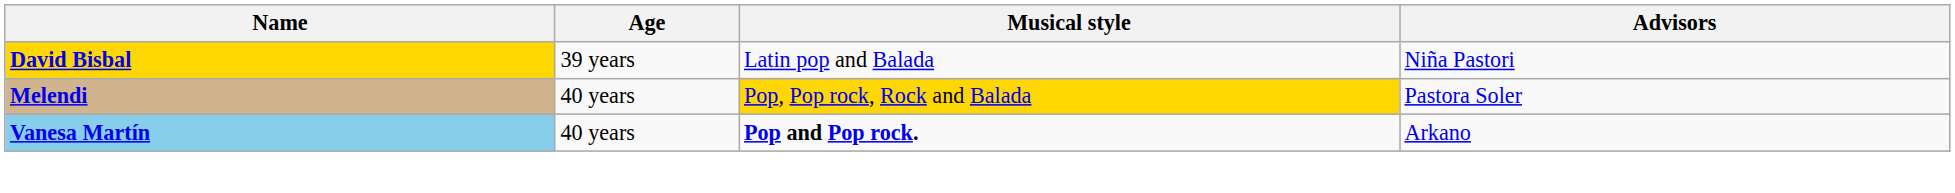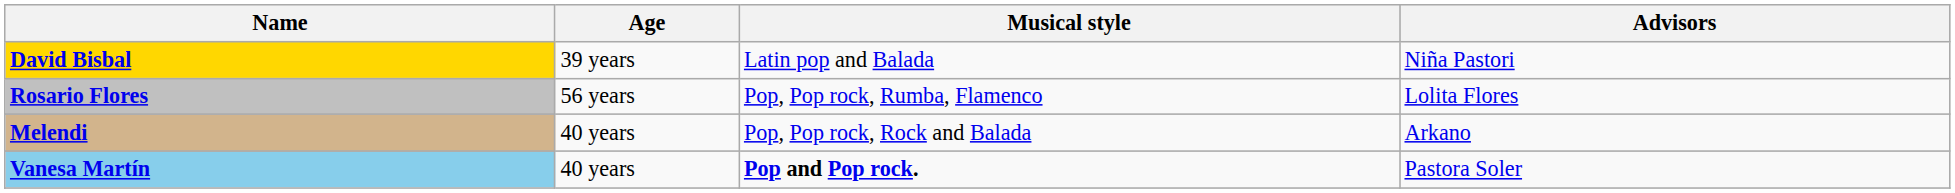+ row: (79, 96)
(888, 96) gold background -> (888, 132) no background
(1463, 96) Pastora Soler -> (1438, 132) Arkano
(1438, 132) Arkano -> (1463, 169) Pastora Soler
